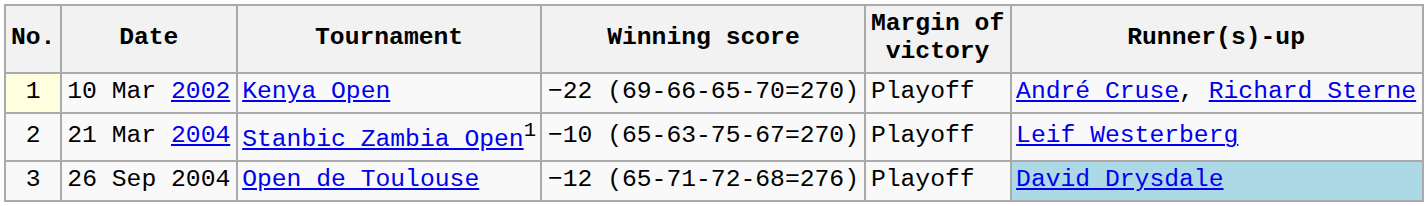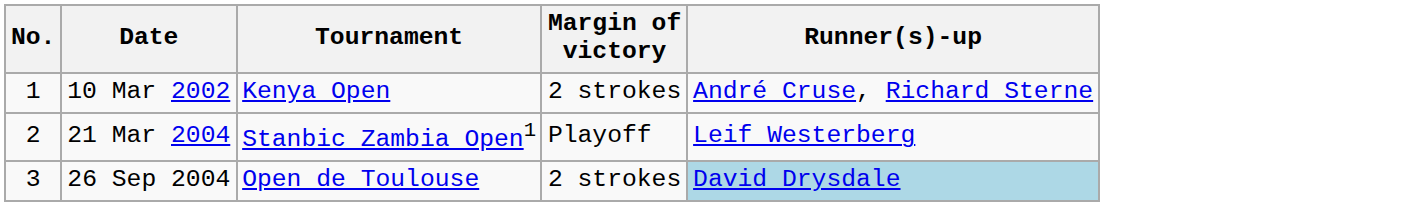- column: (703, 39)
(33, 93) lightyellow background -> (33, 93) no background
(923, 93) Playoff -> (615, 93) 2 strokes
(923, 181) Playoff -> (615, 181) 2 strokes
